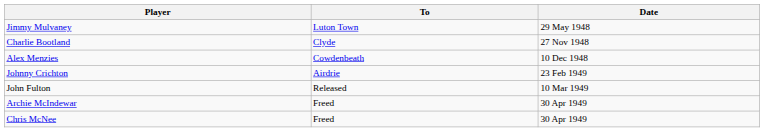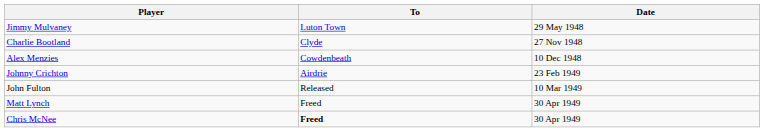+ row: (28, 104)
- row: (42, 104)
(324, 119) normal -> (312, 119) bold
